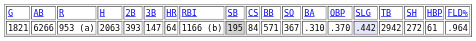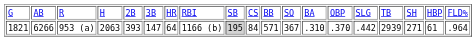(366, 28) lavender background -> (366, 28) no background
(391, 28) 2942 -> (391, 28) 2939
(414, 28) 272 -> (414, 28) 271
